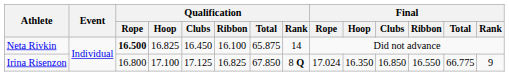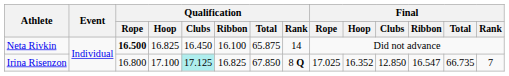(198, 62) no background -> (198, 62) paleturquoise background
(326, 62) 17.024 -> (326, 62) 17.025
(359, 62) 16.350 -> (359, 62) 16.352
(392, 62) 16.850 -> (392, 62) 12.850
(426, 62) 16.550 -> (426, 62) 16.547
(460, 62) 66.775 -> (460, 62) 66.735
(490, 62) 9 -> (490, 62) 7
